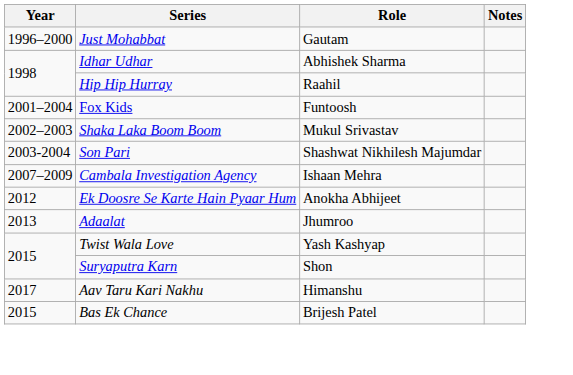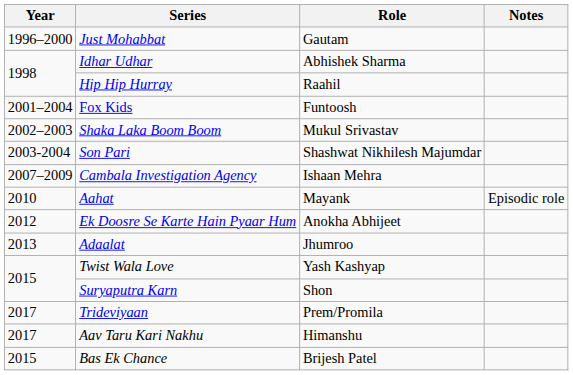+ row: (96, 198)
+ row: (114, 312)
